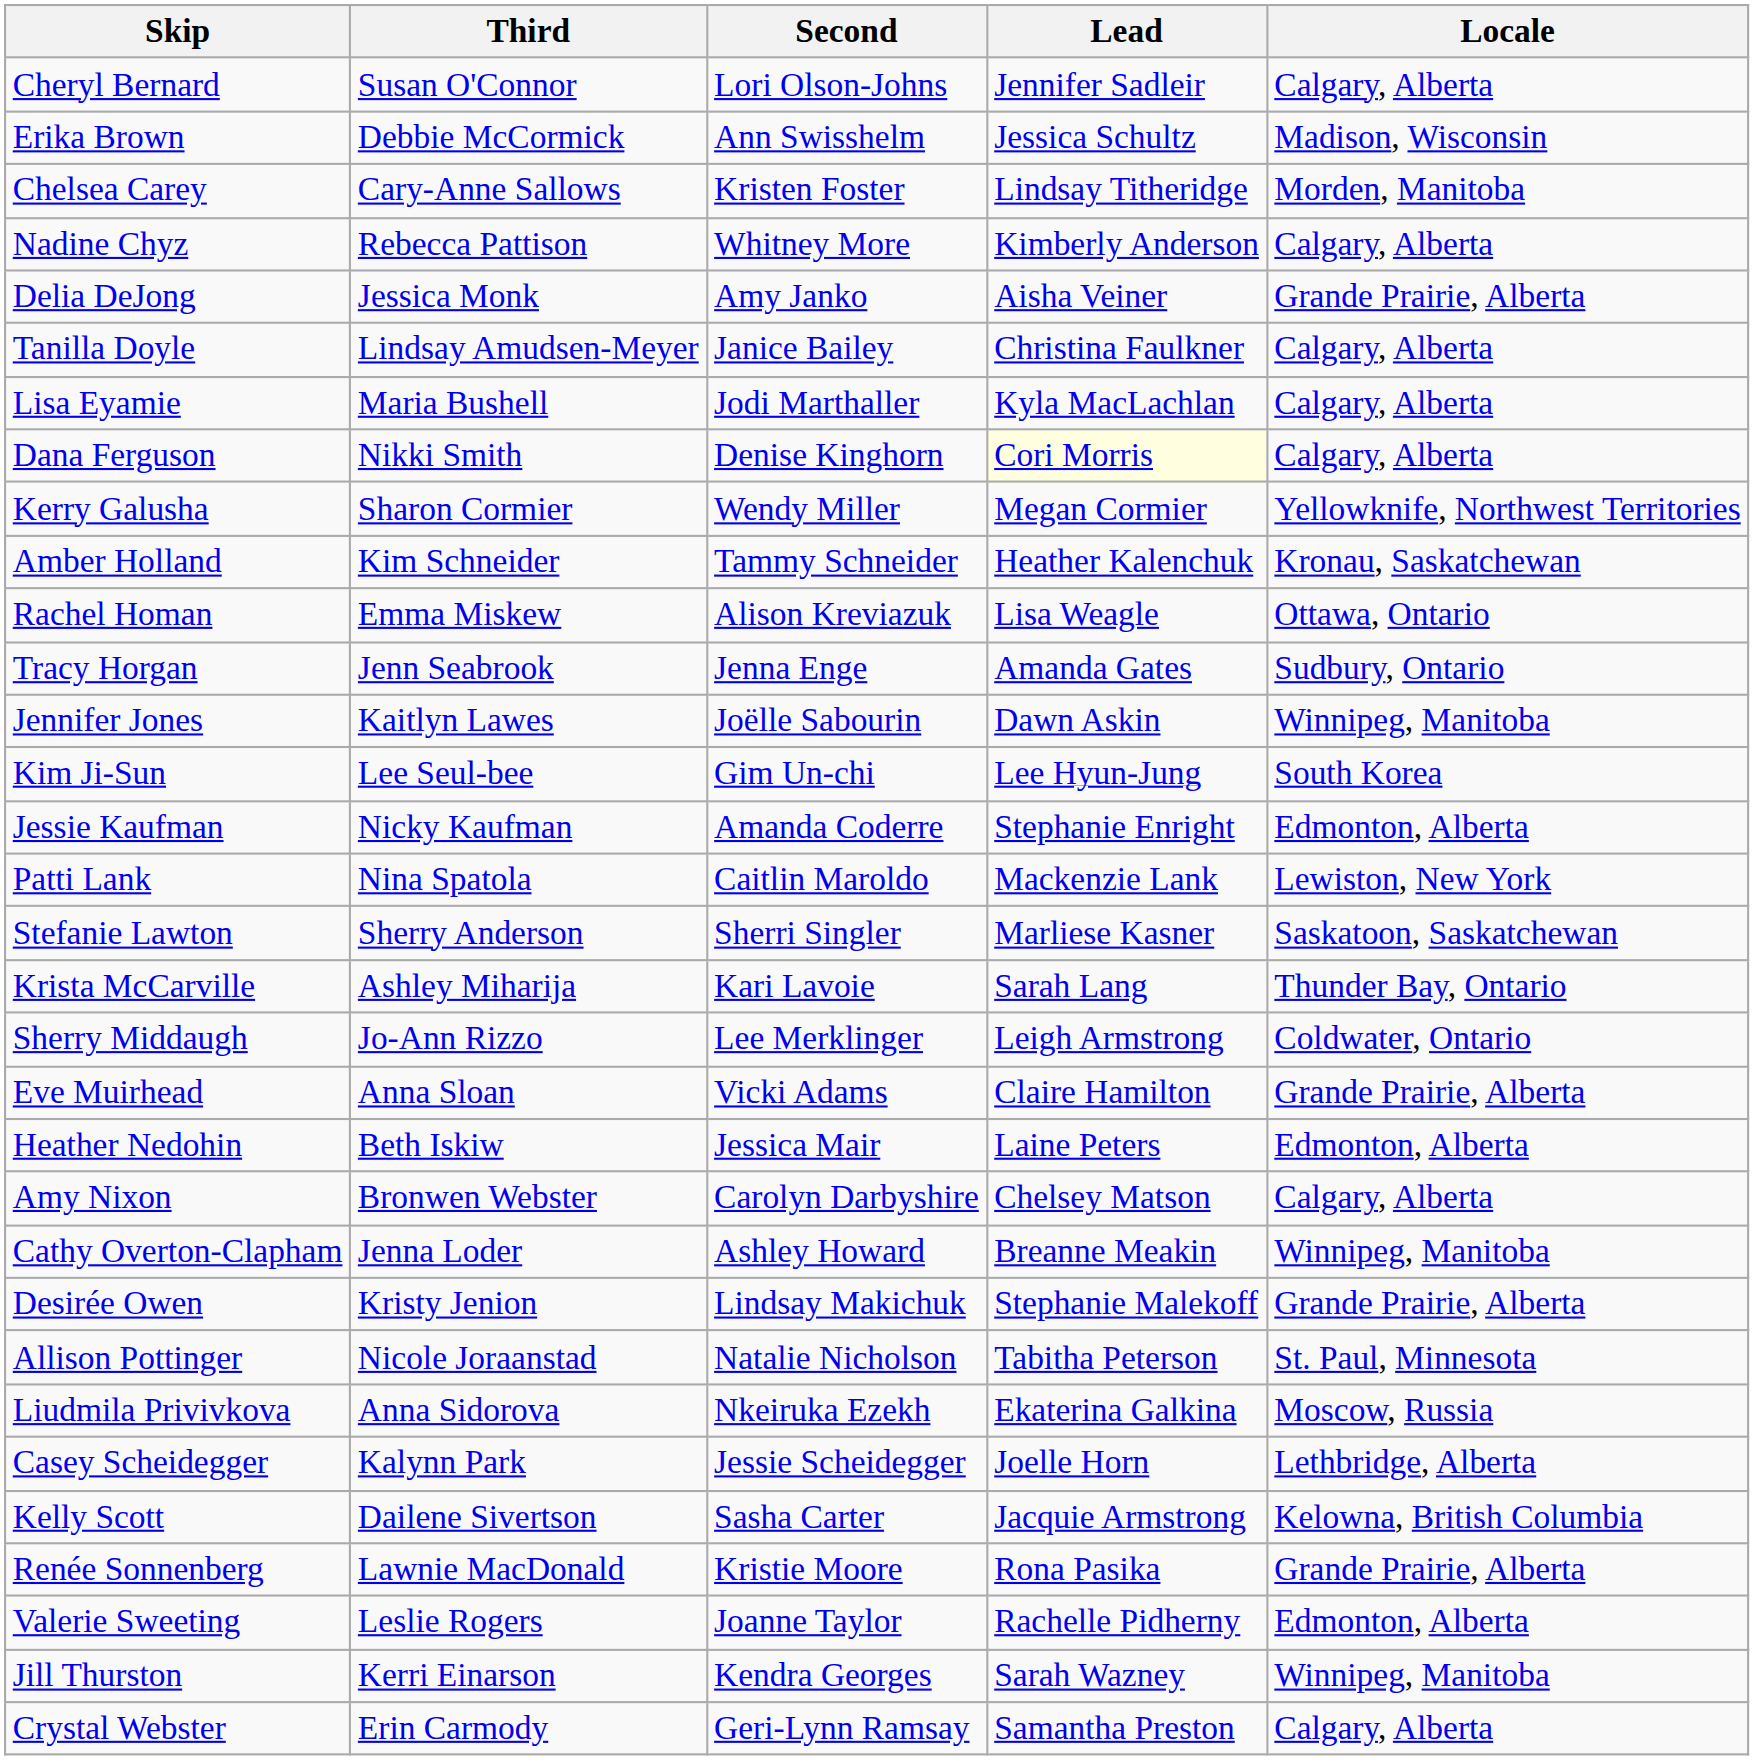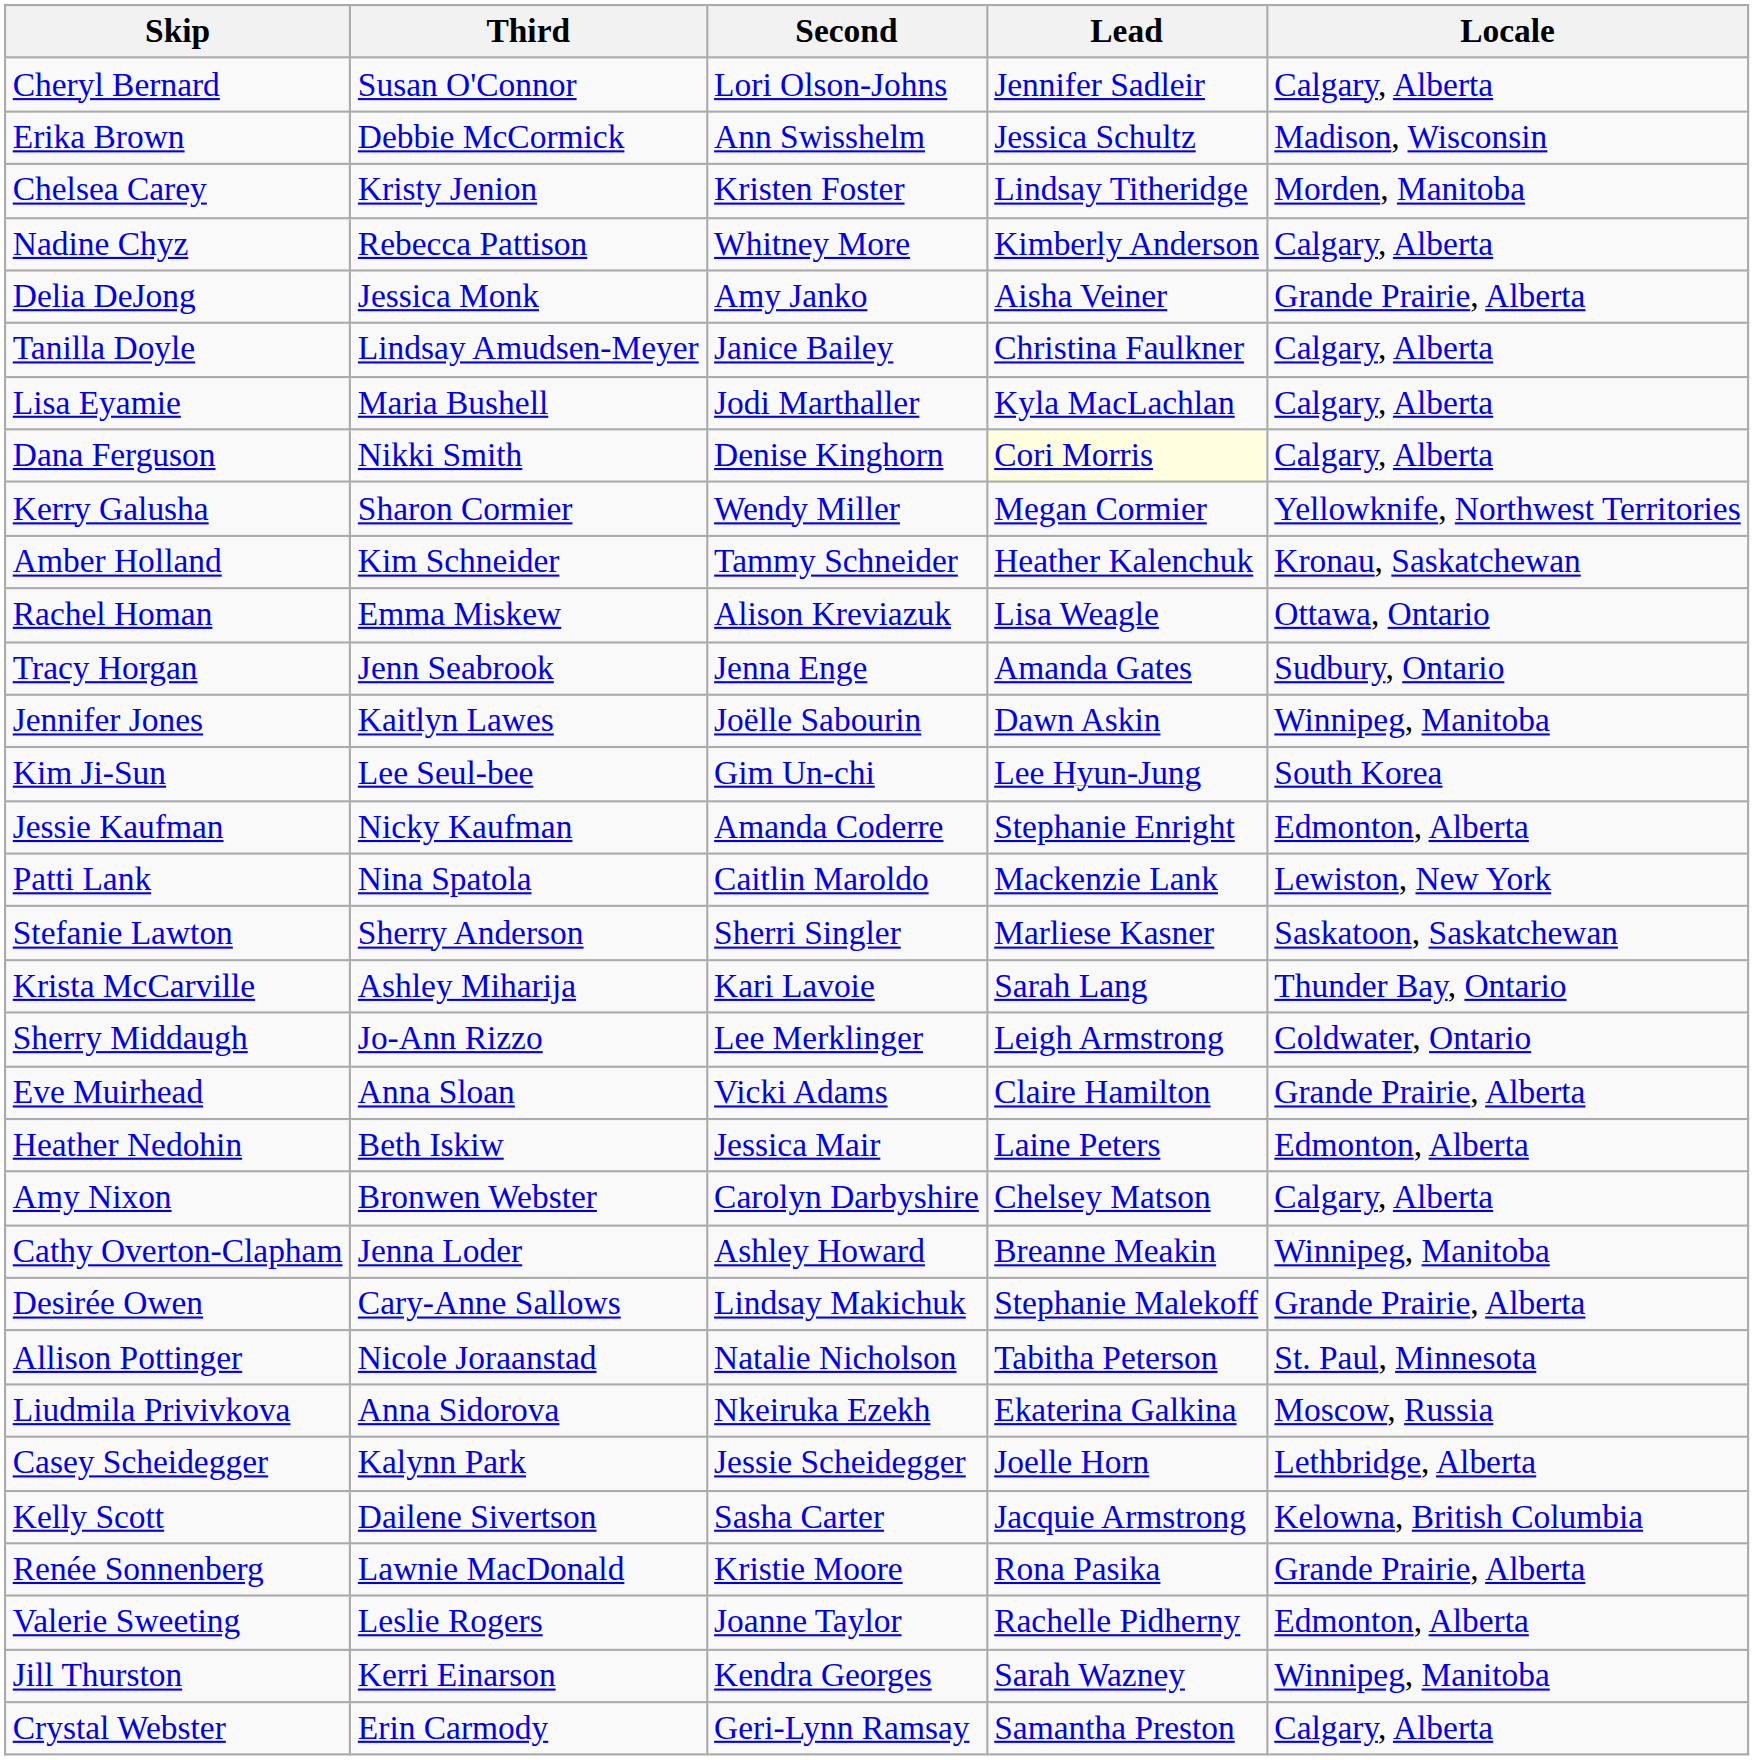(489, 190) Cary-Anne Sallows -> (448, 190) Kristy Jenion
(448, 1303) Kristy Jenion -> (489, 1303) Cary-Anne Sallows
